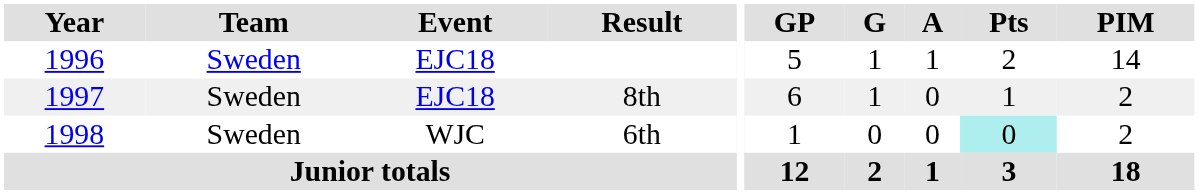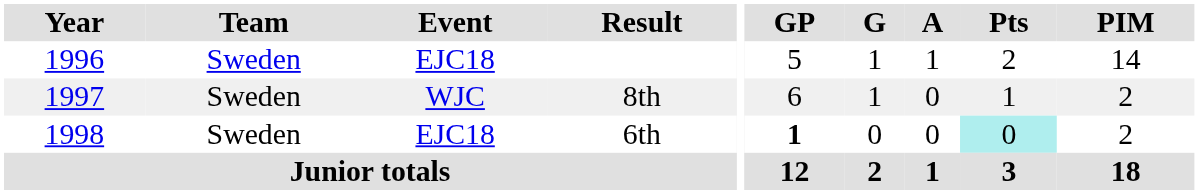(455, 96) EJC18 -> (455, 96) WJC
(455, 133) WJC -> (455, 133) EJC18
(795, 133) normal -> (795, 133) bold
